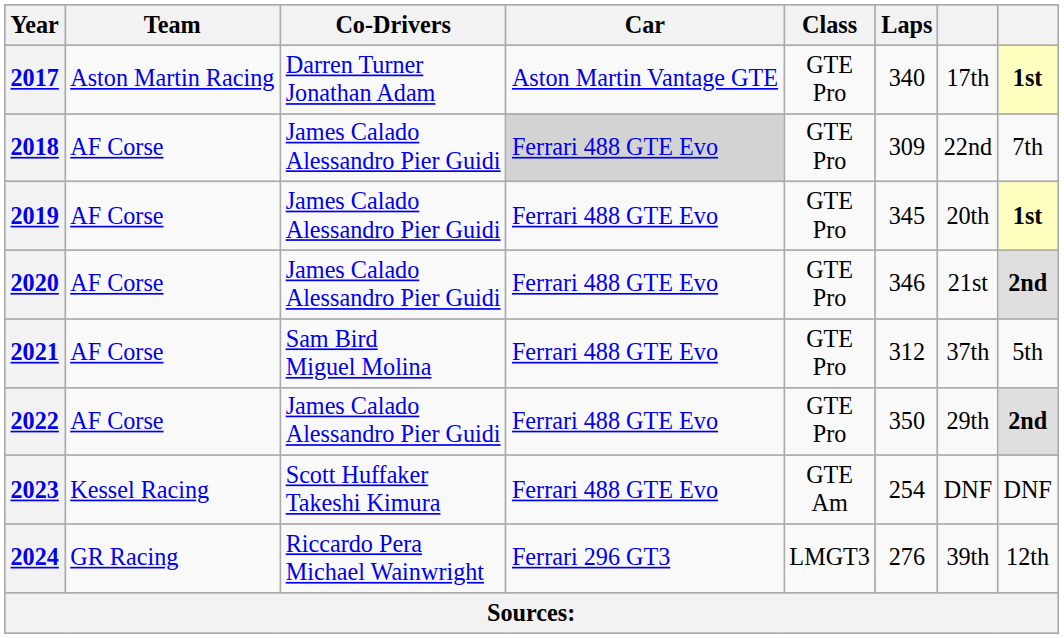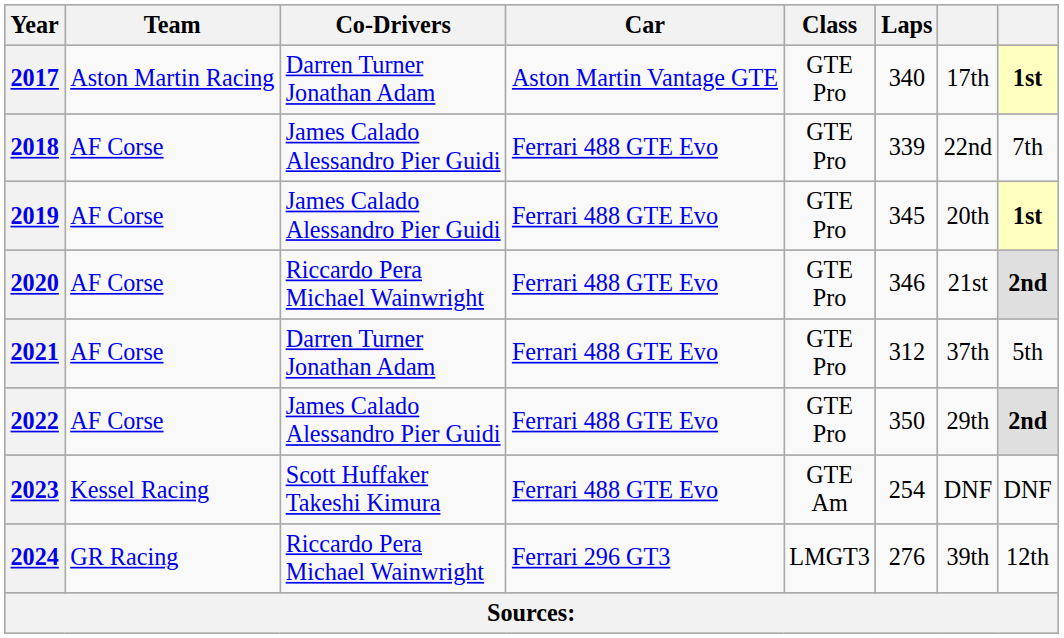(615, 147) lightgrey background -> (615, 147) no background
(907, 147) 309 -> (907, 147) 339
(393, 284) James Calado Alessandro Pier Guidi -> (385, 284) Riccardo Pera Michael Wainwright
(359, 352) Sam Bird Miguel Molina -> (361, 352) Darren Turner Jonathan Adam
